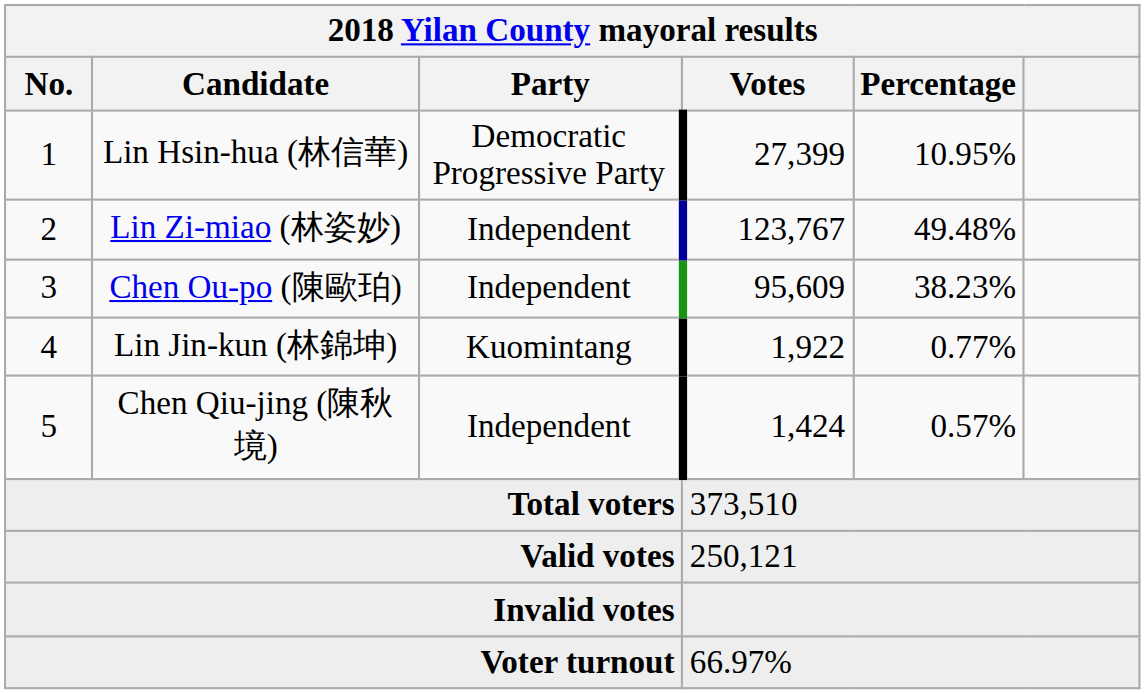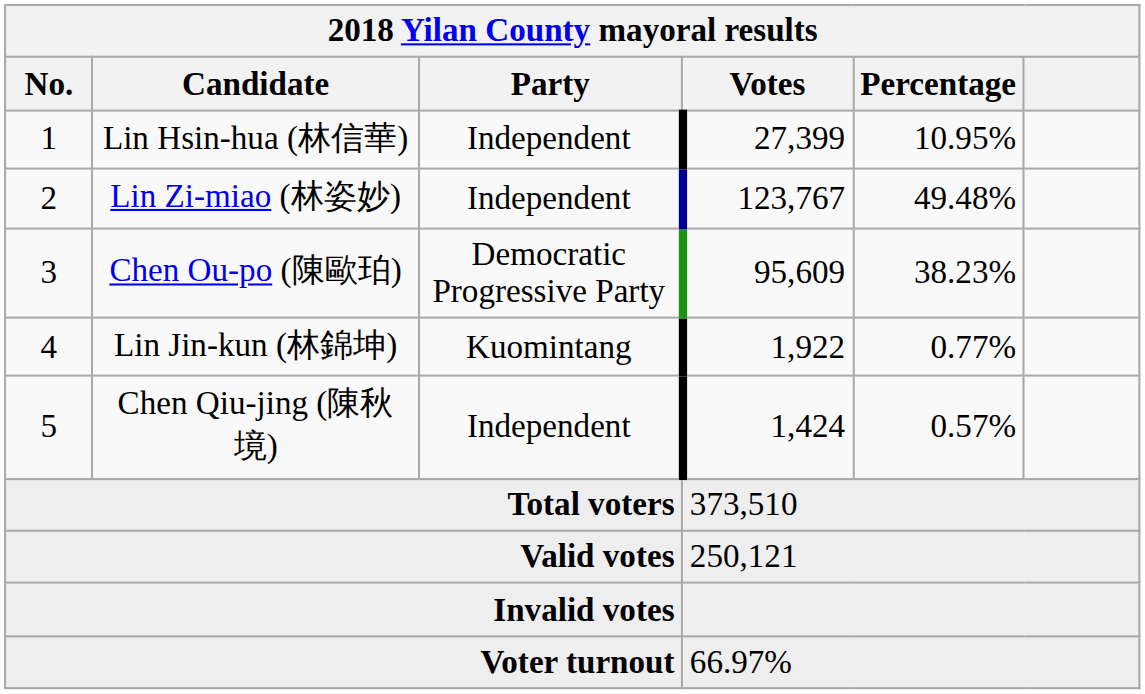(549, 154) Democratic Progressive Party -> (549, 138) Independent
(549, 287) Independent -> (549, 271) Democratic Progressive Party
